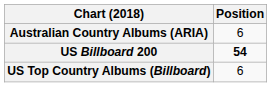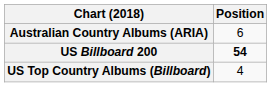(240, 71) 6 -> (240, 71) 4
